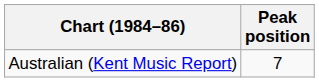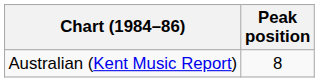(278, 63) 7 -> (278, 63) 8
